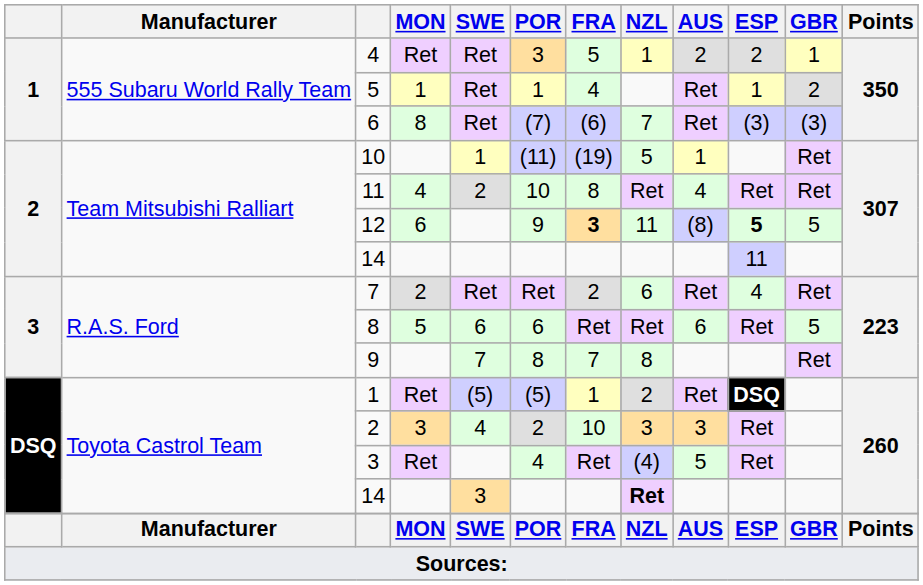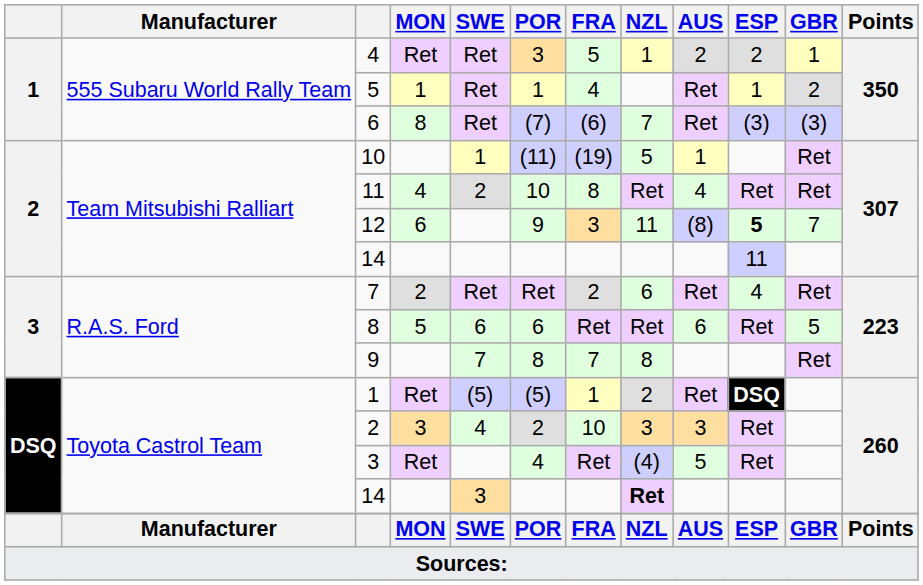(594, 225) bold -> (594, 225) normal
(814, 225) 5 -> (814, 225) 7
